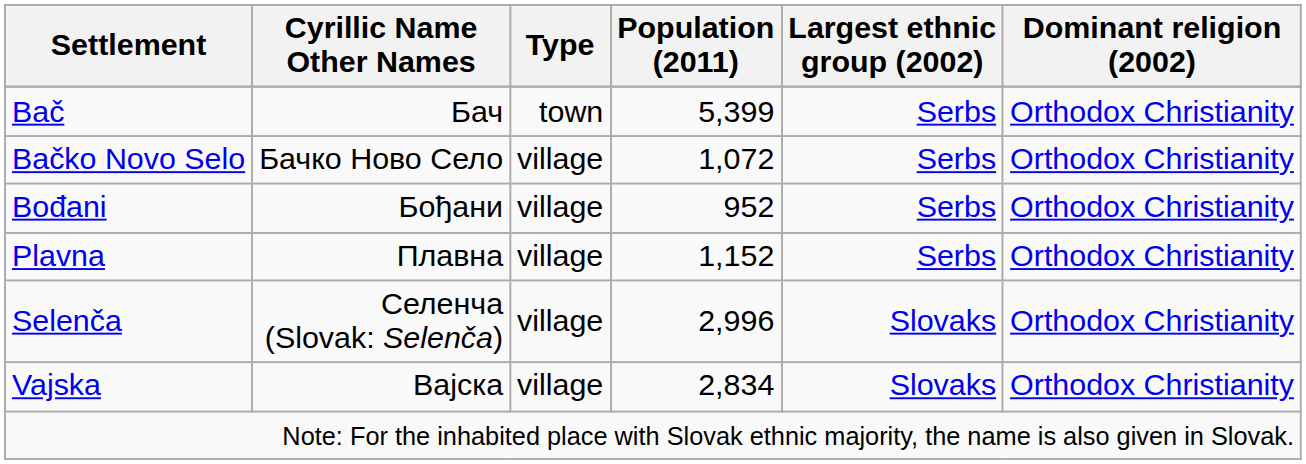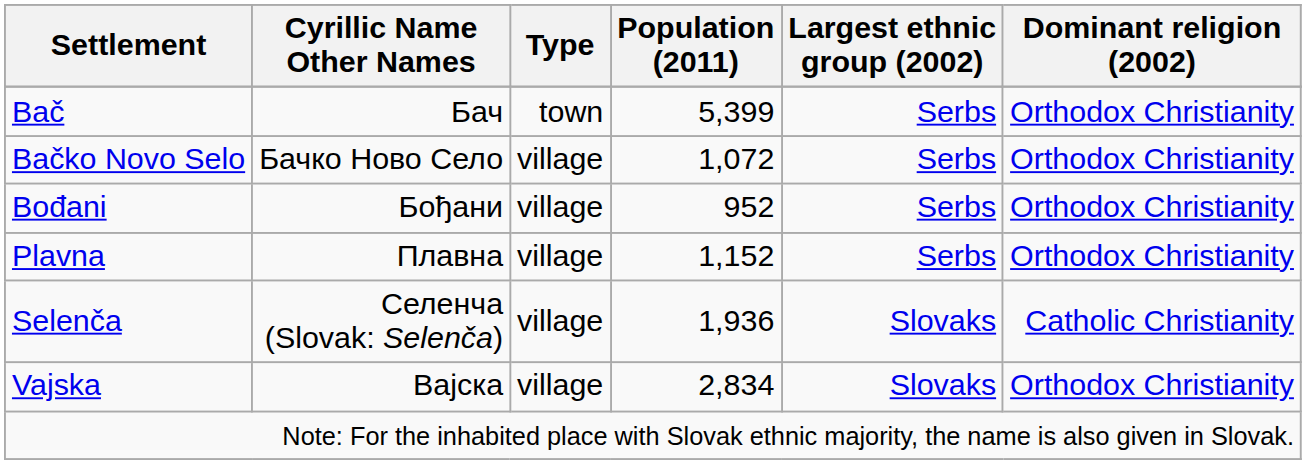(736, 320) 2,996 -> (736, 320) 1,936
(1152, 320) Orthodox Christianity -> (1160, 320) Catholic Christianity
